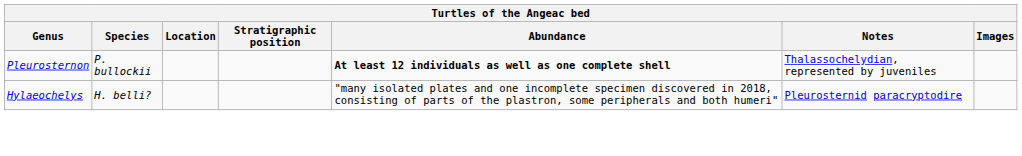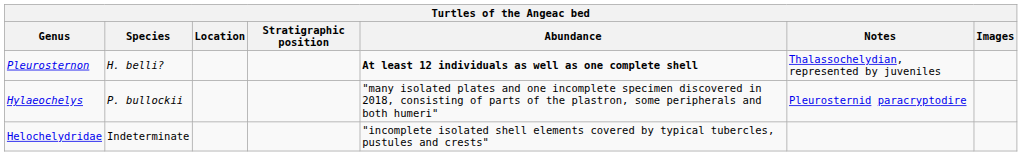(123, 66) P. bullockii -> (136, 66) H. belli?
(123, 95) H. belli? -> (145, 101) P. bullockii
+ row: (54, 136)
